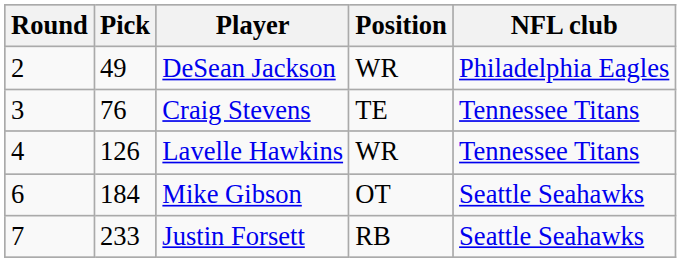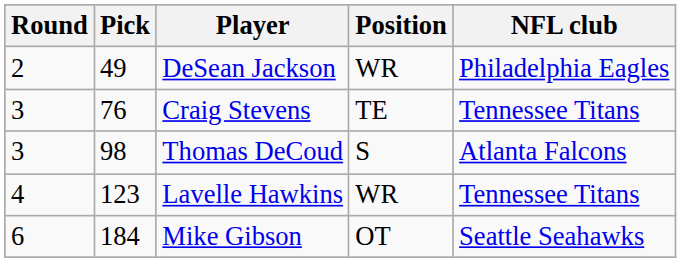+ row: (253, 151)
(120, 151) 126 -> (120, 194) 123
- row: (234, 236)
